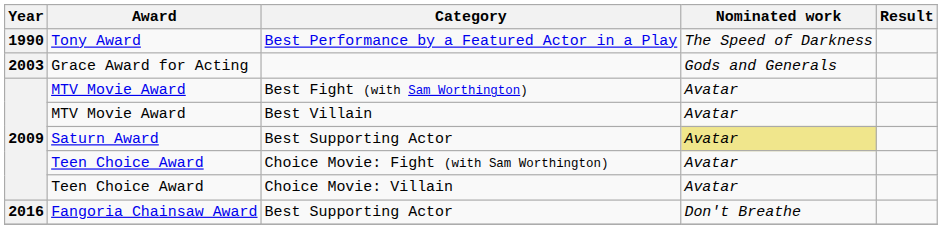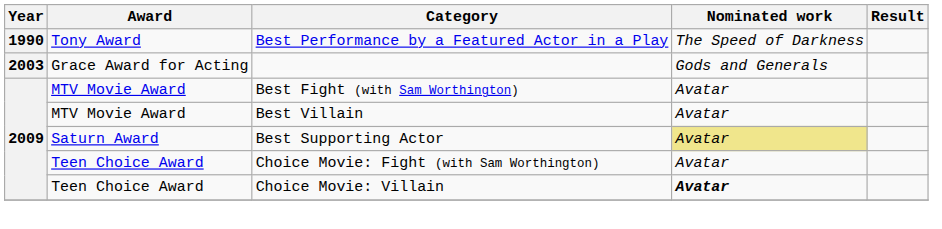(711, 187) normal -> (702, 187) bold
- row: (154, 212)
